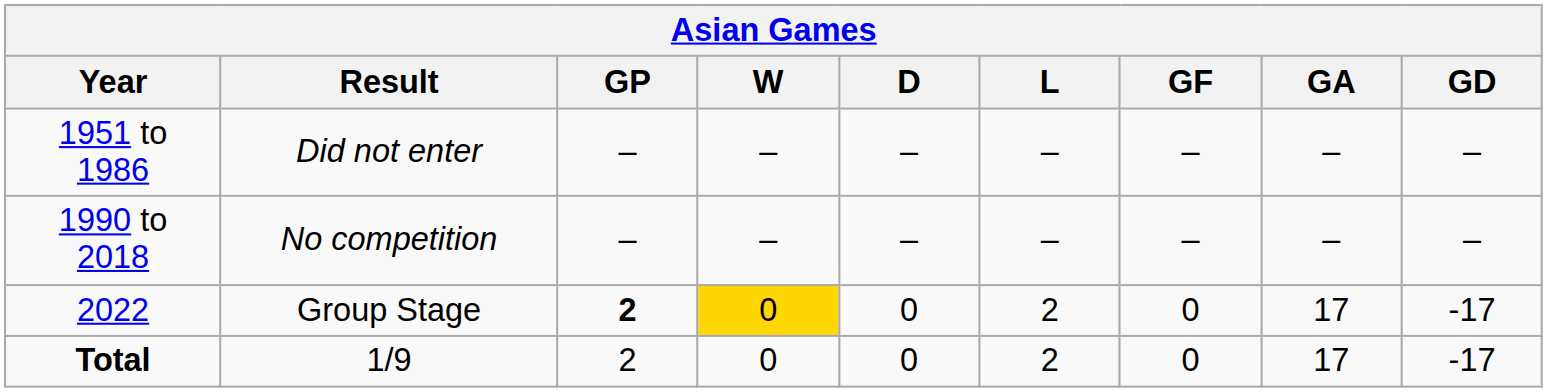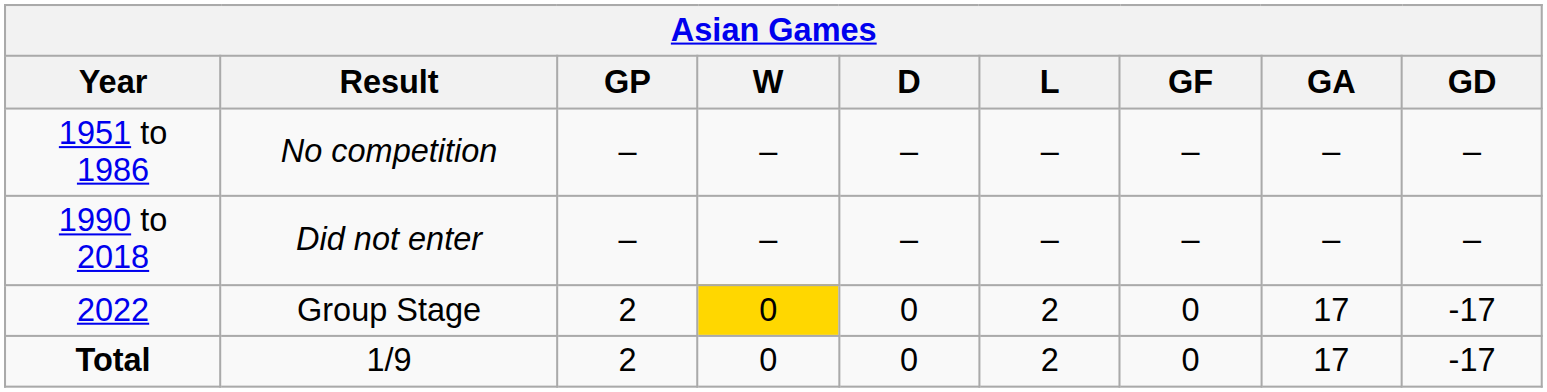(389, 151) Did not enter -> (389, 151) No competition
(389, 239) No competition -> (389, 239) Did not enter
(627, 309) bold -> (627, 309) normal
